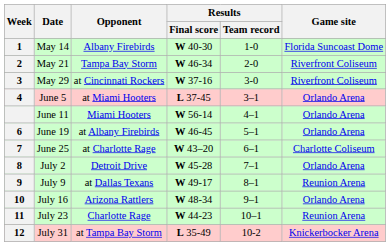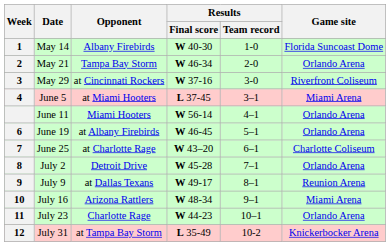(334, 63) Riverfront Coliseum -> (334, 63) Orlando Arena
(334, 97) Orlando Arena -> (334, 97) Miami Arena
(334, 199) Orlando Arena -> (334, 199) Miami Arena
(334, 216) Reunion Arena -> (334, 216) Orlando Arena
